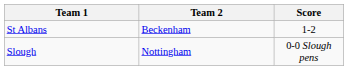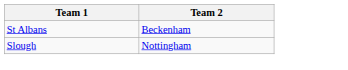- column: (309, 12)
